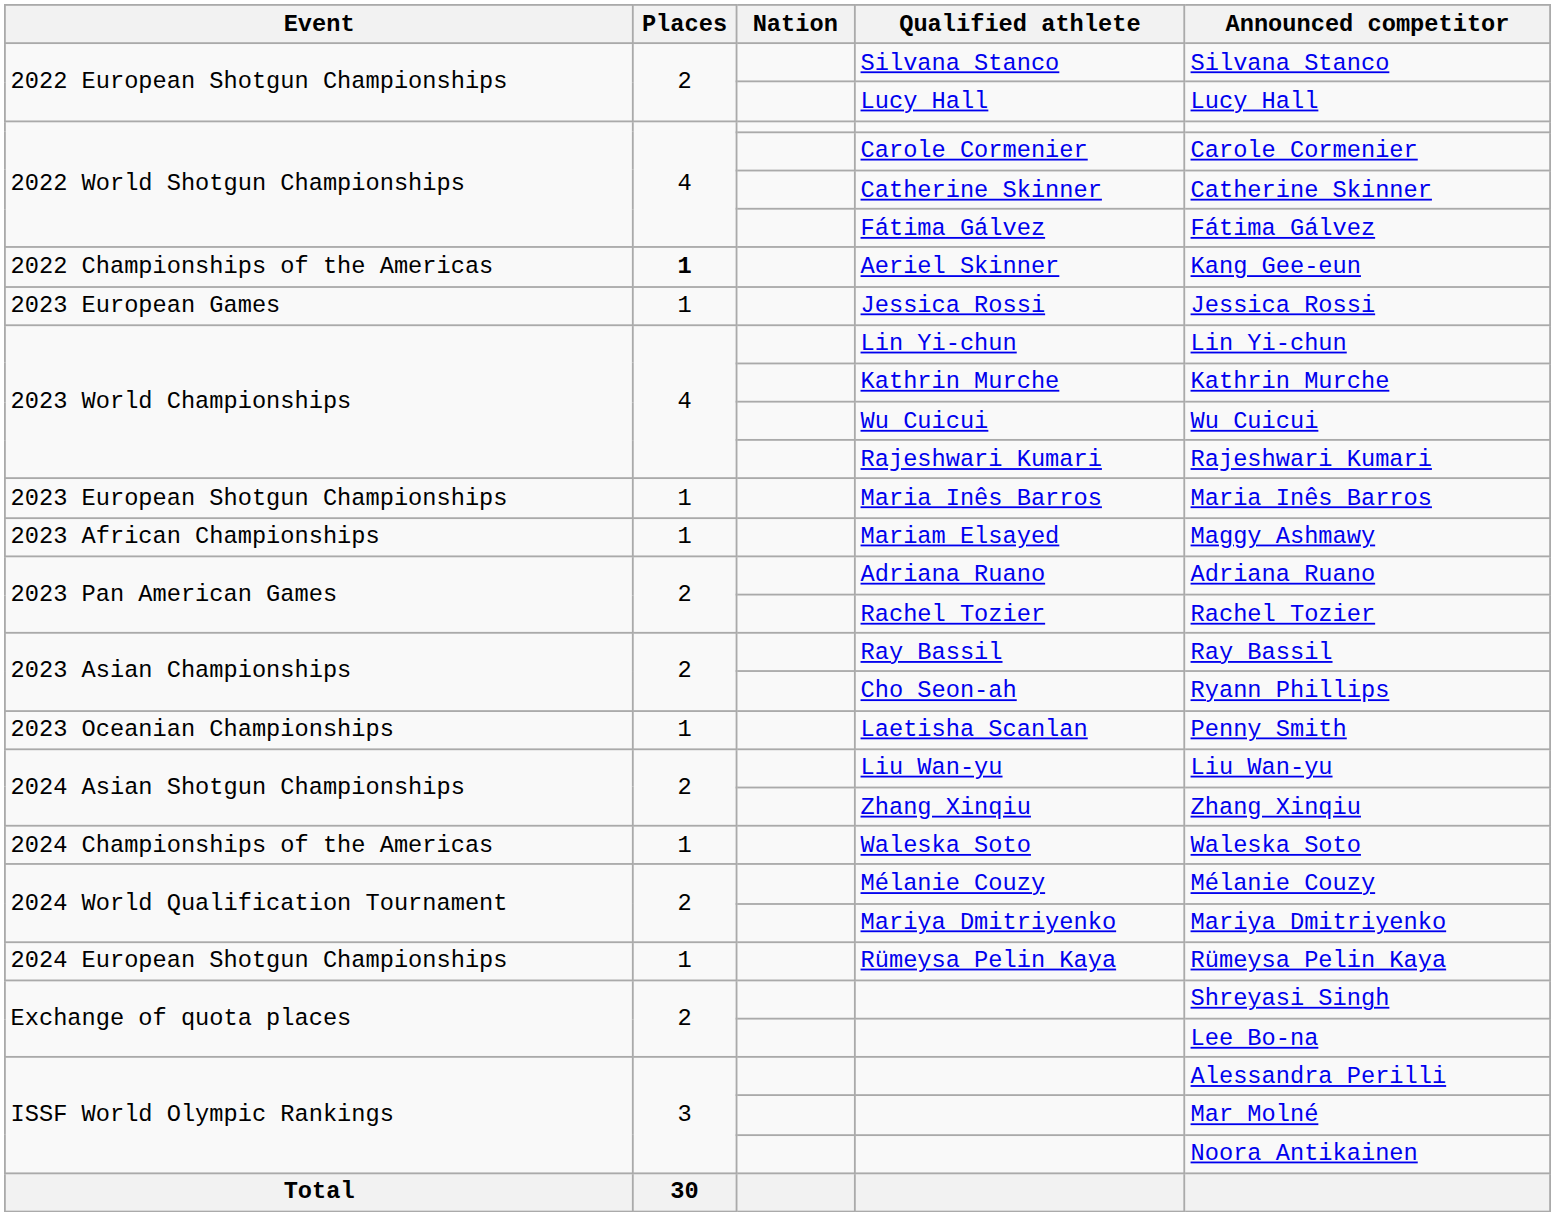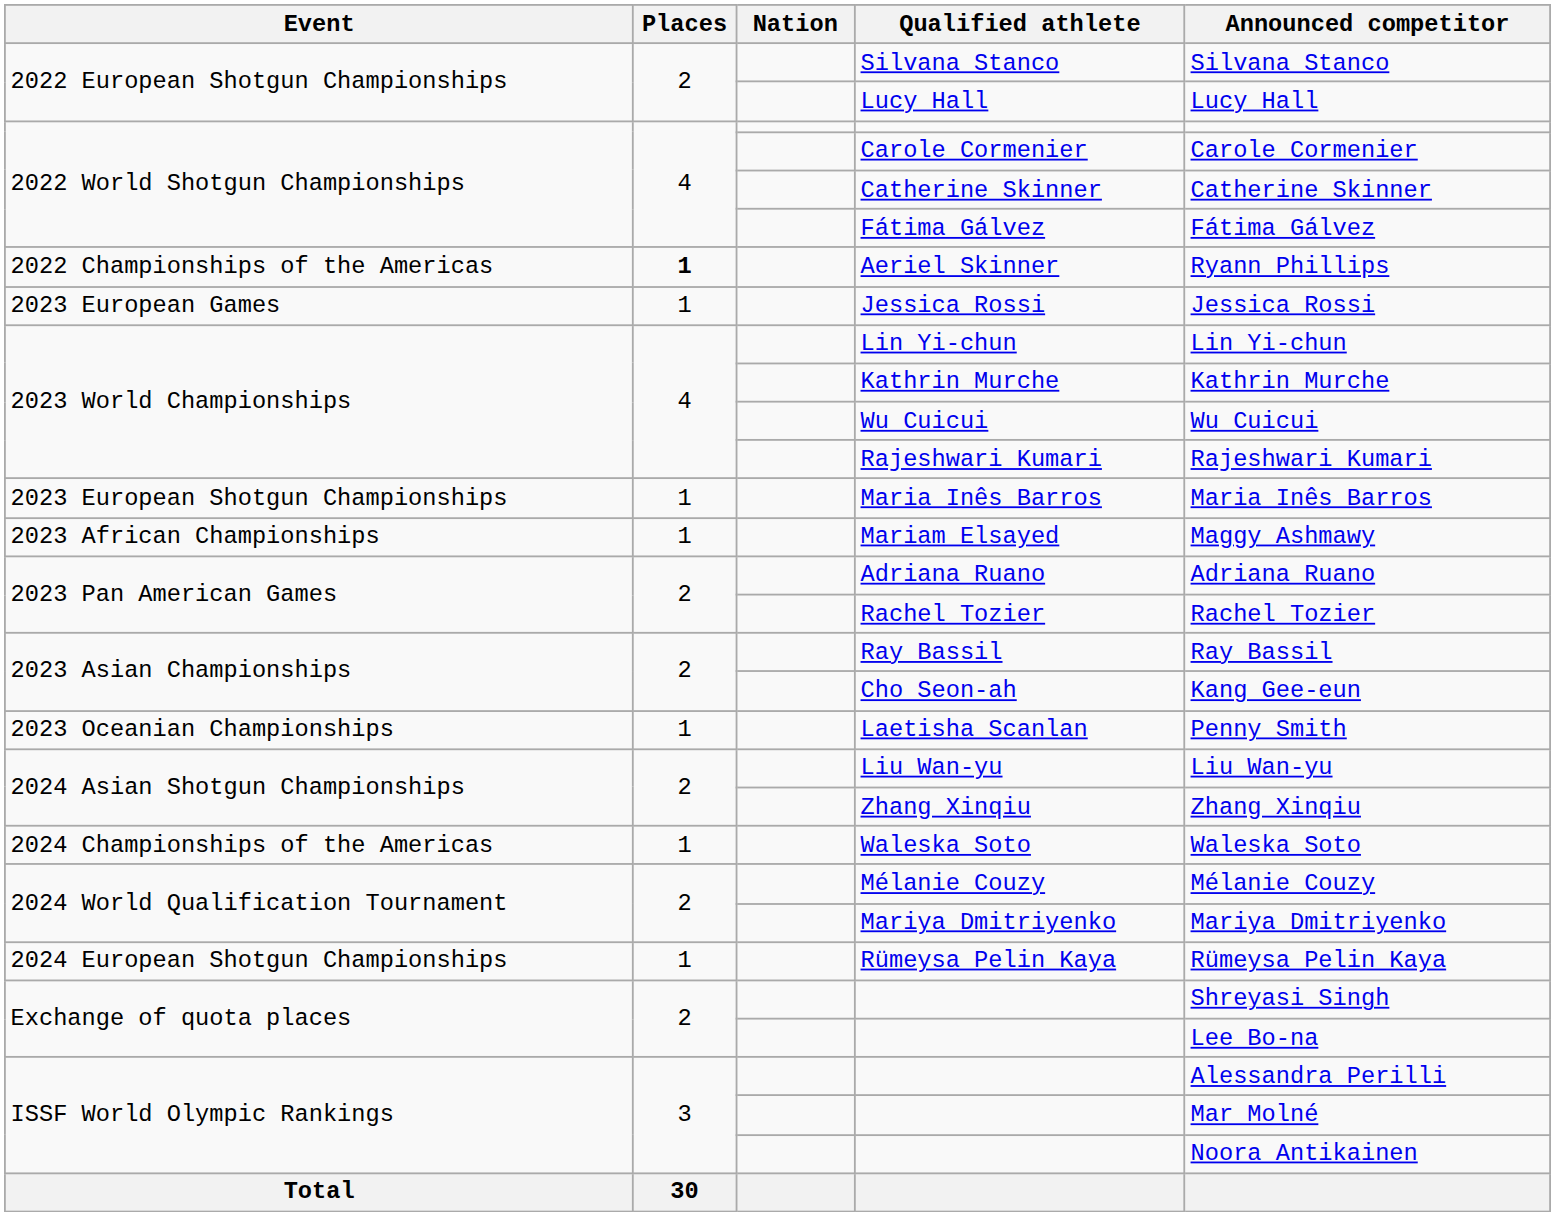(1276, 267) Kang Gee-eun -> (1290, 267) Ryann Phillips
(1290, 691) Ryann Phillips -> (1276, 691) Kang Gee-eun
